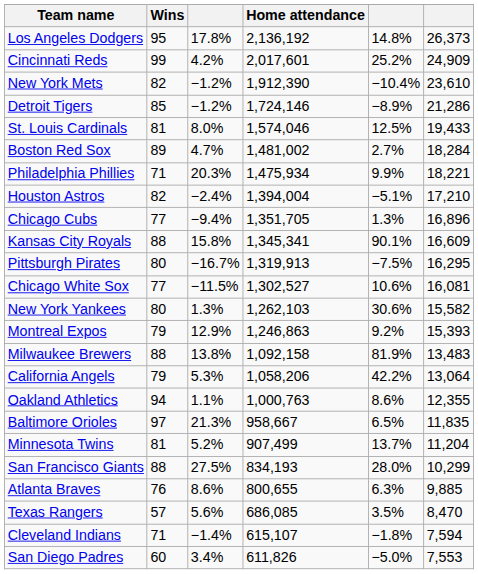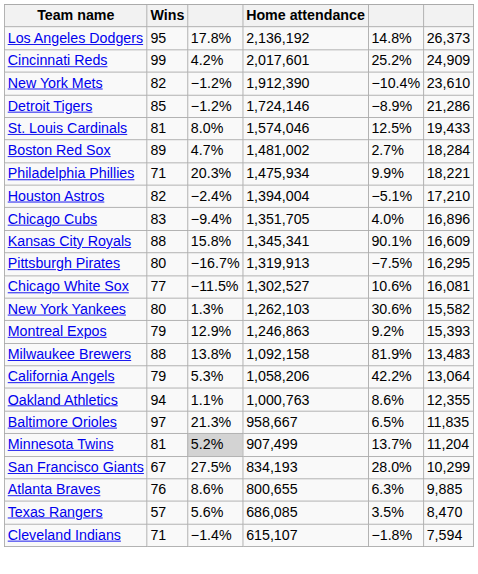(158, 219) 77 -> (158, 219) 83
(388, 219) 1.3% -> (388, 219) 4.0%
(207, 444) no background -> (207, 444) lightgrey background
(158, 467) 88 -> (158, 467) 67
- row: (66, 557)
